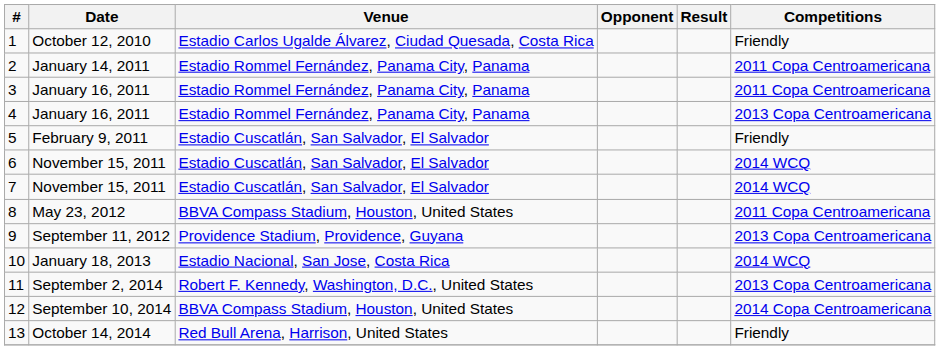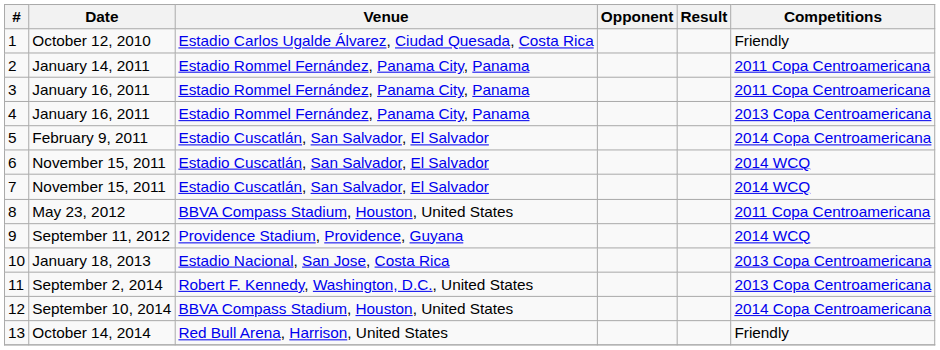(762, 138) Friendly -> (833, 138) 2014 Copa Centroamericana
(833, 236) 2013 Copa Centroamericana -> (772, 236) 2014 WCQ
(772, 260) 2014 WCQ -> (833, 260) 2013 Copa Centroamericana
